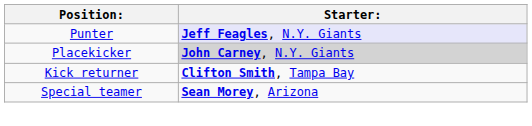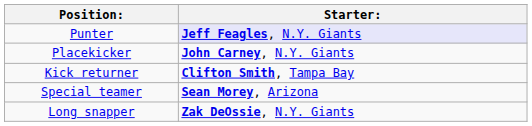(268, 53) lightgrey background -> (268, 53) no background
+ row: (92, 112)
